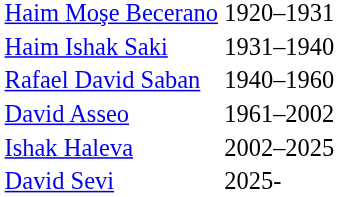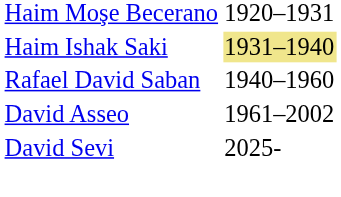(279, 46) no background -> (279, 46) khaki background
- row: (69, 147)
